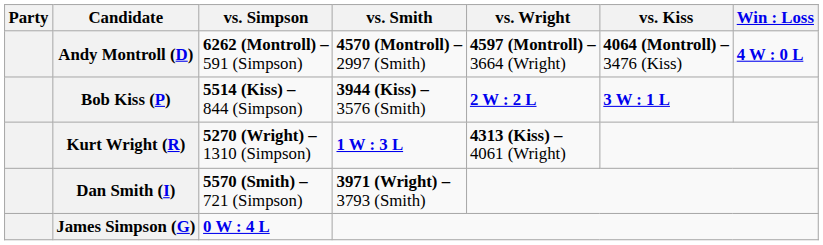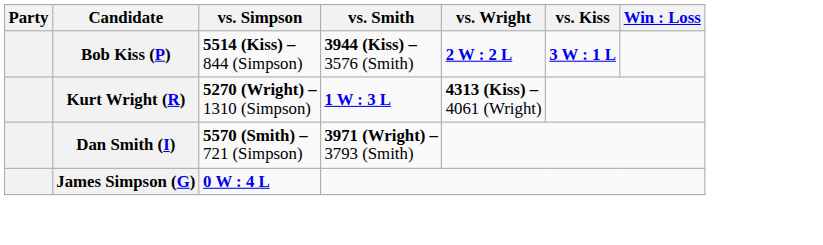- row: (126, 53)
